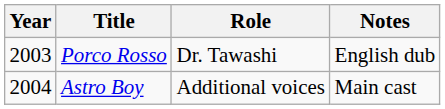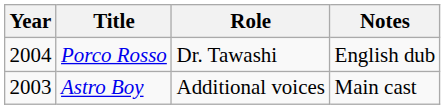(30, 54) 2003 -> (30, 54) 2004
(30, 87) 2004 -> (30, 87) 2003
